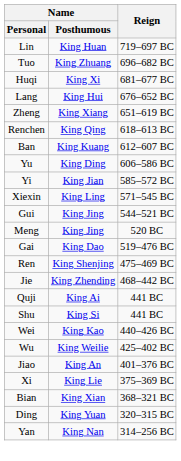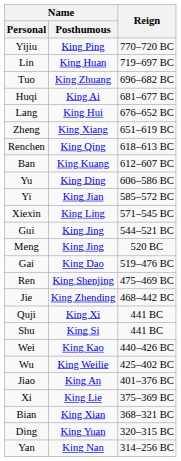+ row: (26, 46)
(83, 79) King Xi -> (83, 96) King Ai
(83, 297) King Ai -> (83, 314) King Xi
